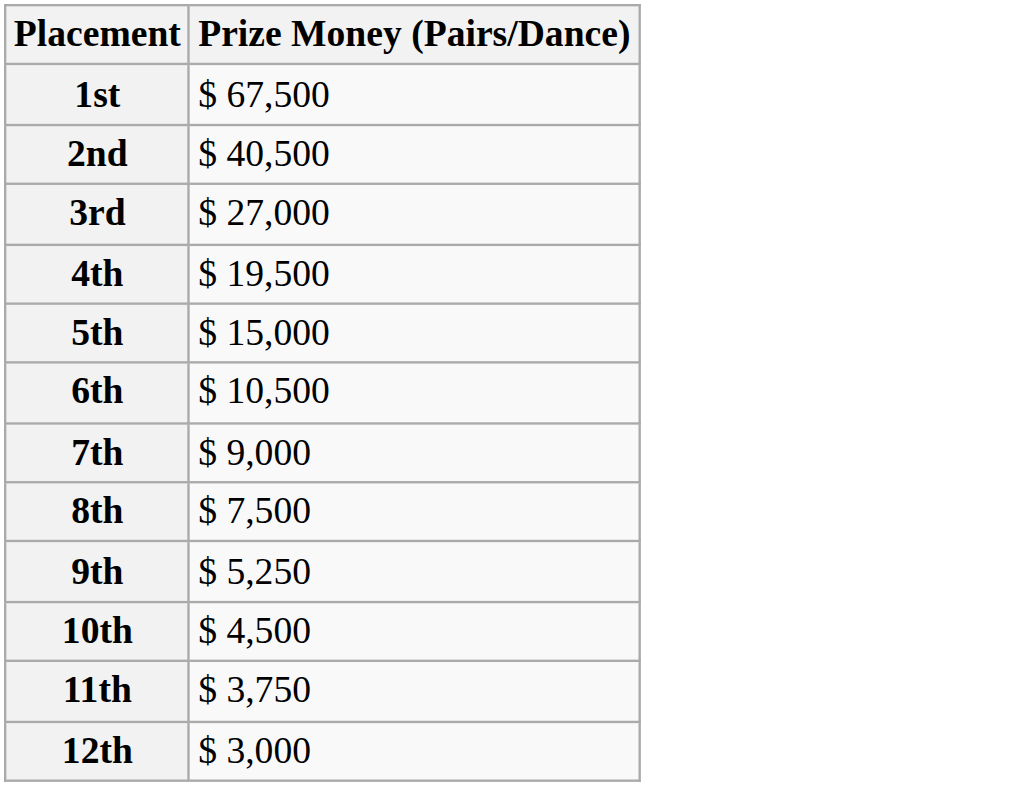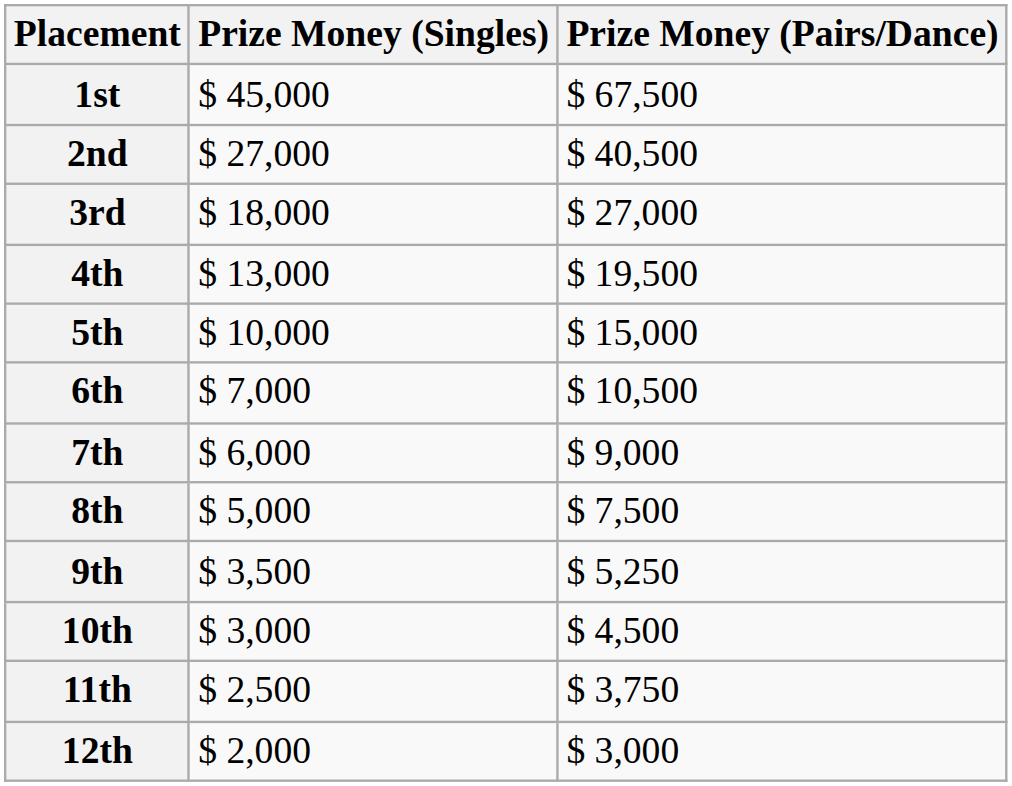+ column: (374, 34)
